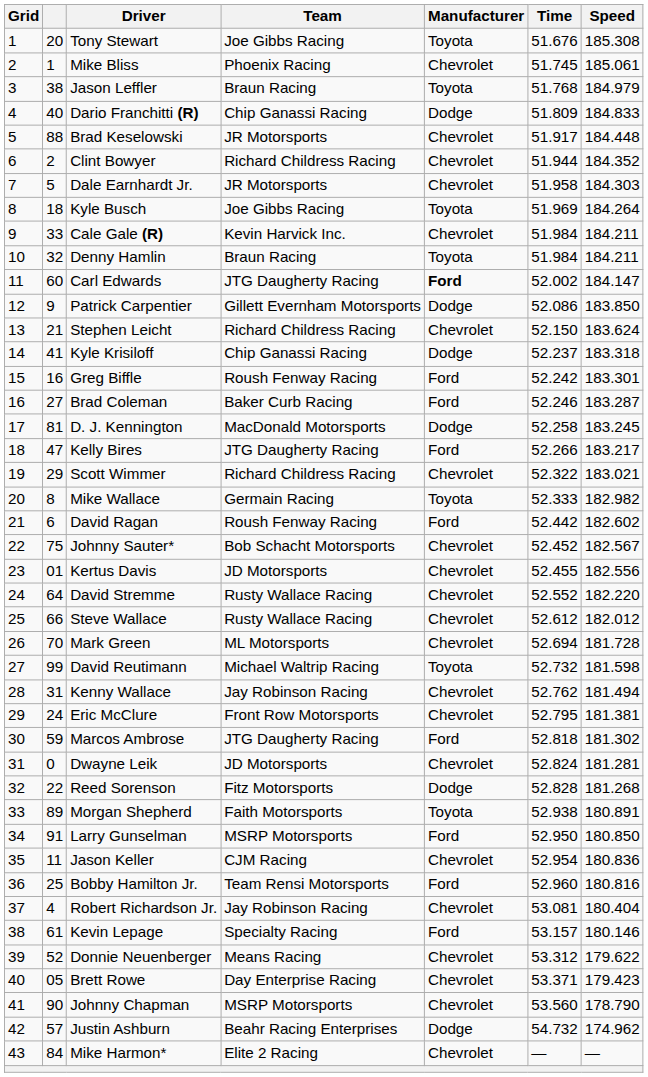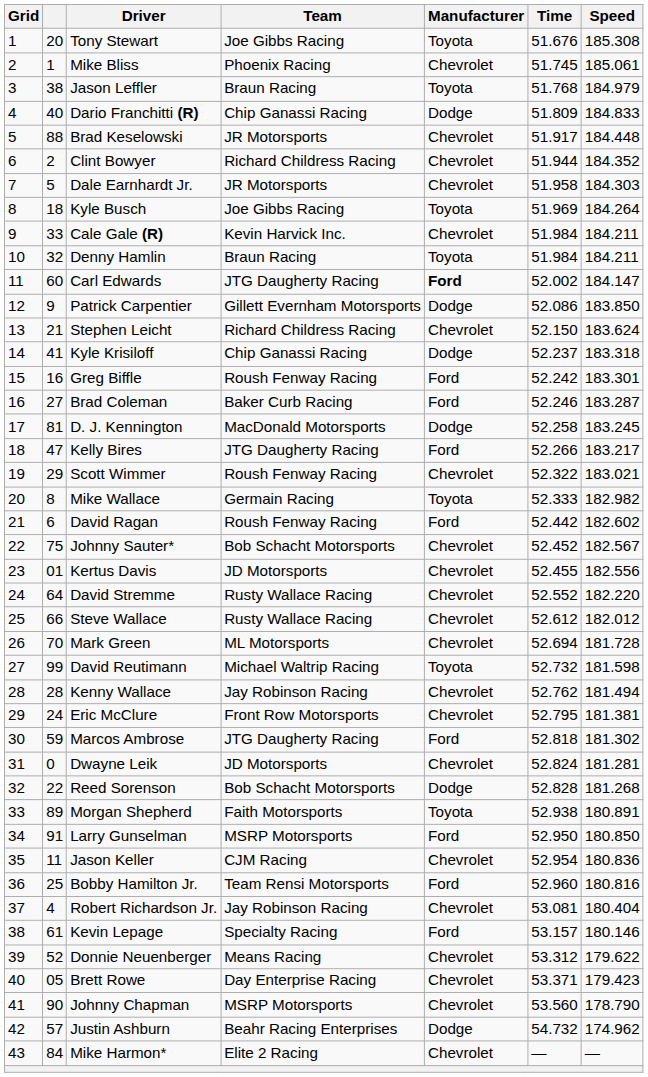(310, 474) Richard Childress Racing -> (301, 474) Roush Fenway Racing
(55, 691) 31 -> (55, 691) 28
(279, 787) Fitz Motorsports -> (309, 787) Bob Schacht Motorsports
